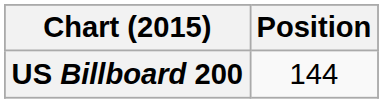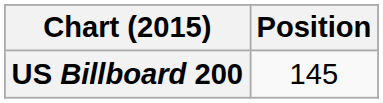(314, 73) 144 -> (314, 73) 145
